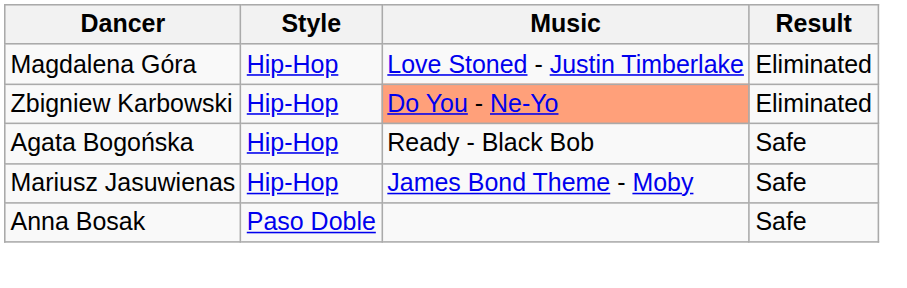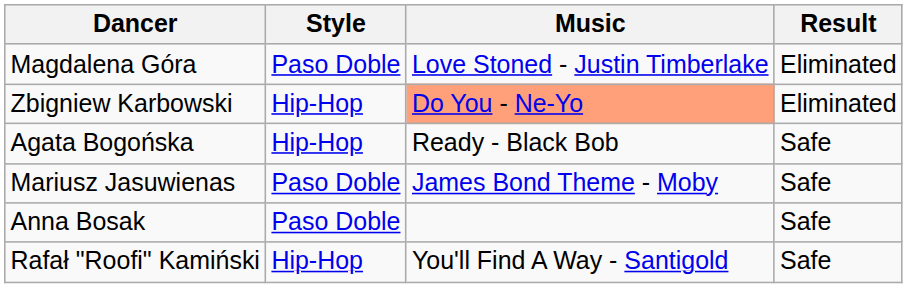(293, 63) Hip-Hop -> (336, 63) Paso Doble
(293, 182) Hip-Hop -> (336, 182) Paso Doble
+ row: (135, 261)
